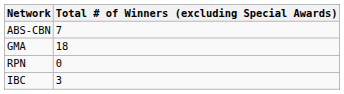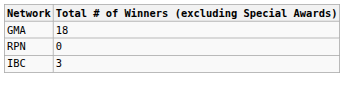- row: (29, 30)
